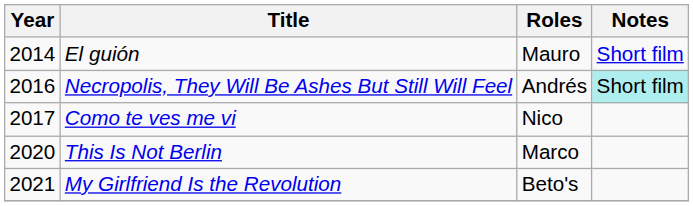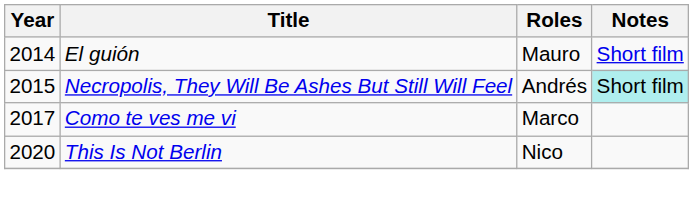(32, 86) 2016 -> (32, 86) 2015
(542, 119) Nico -> (550, 119) Marco
(550, 151) Marco -> (542, 151) Nico
- row: (203, 184)
